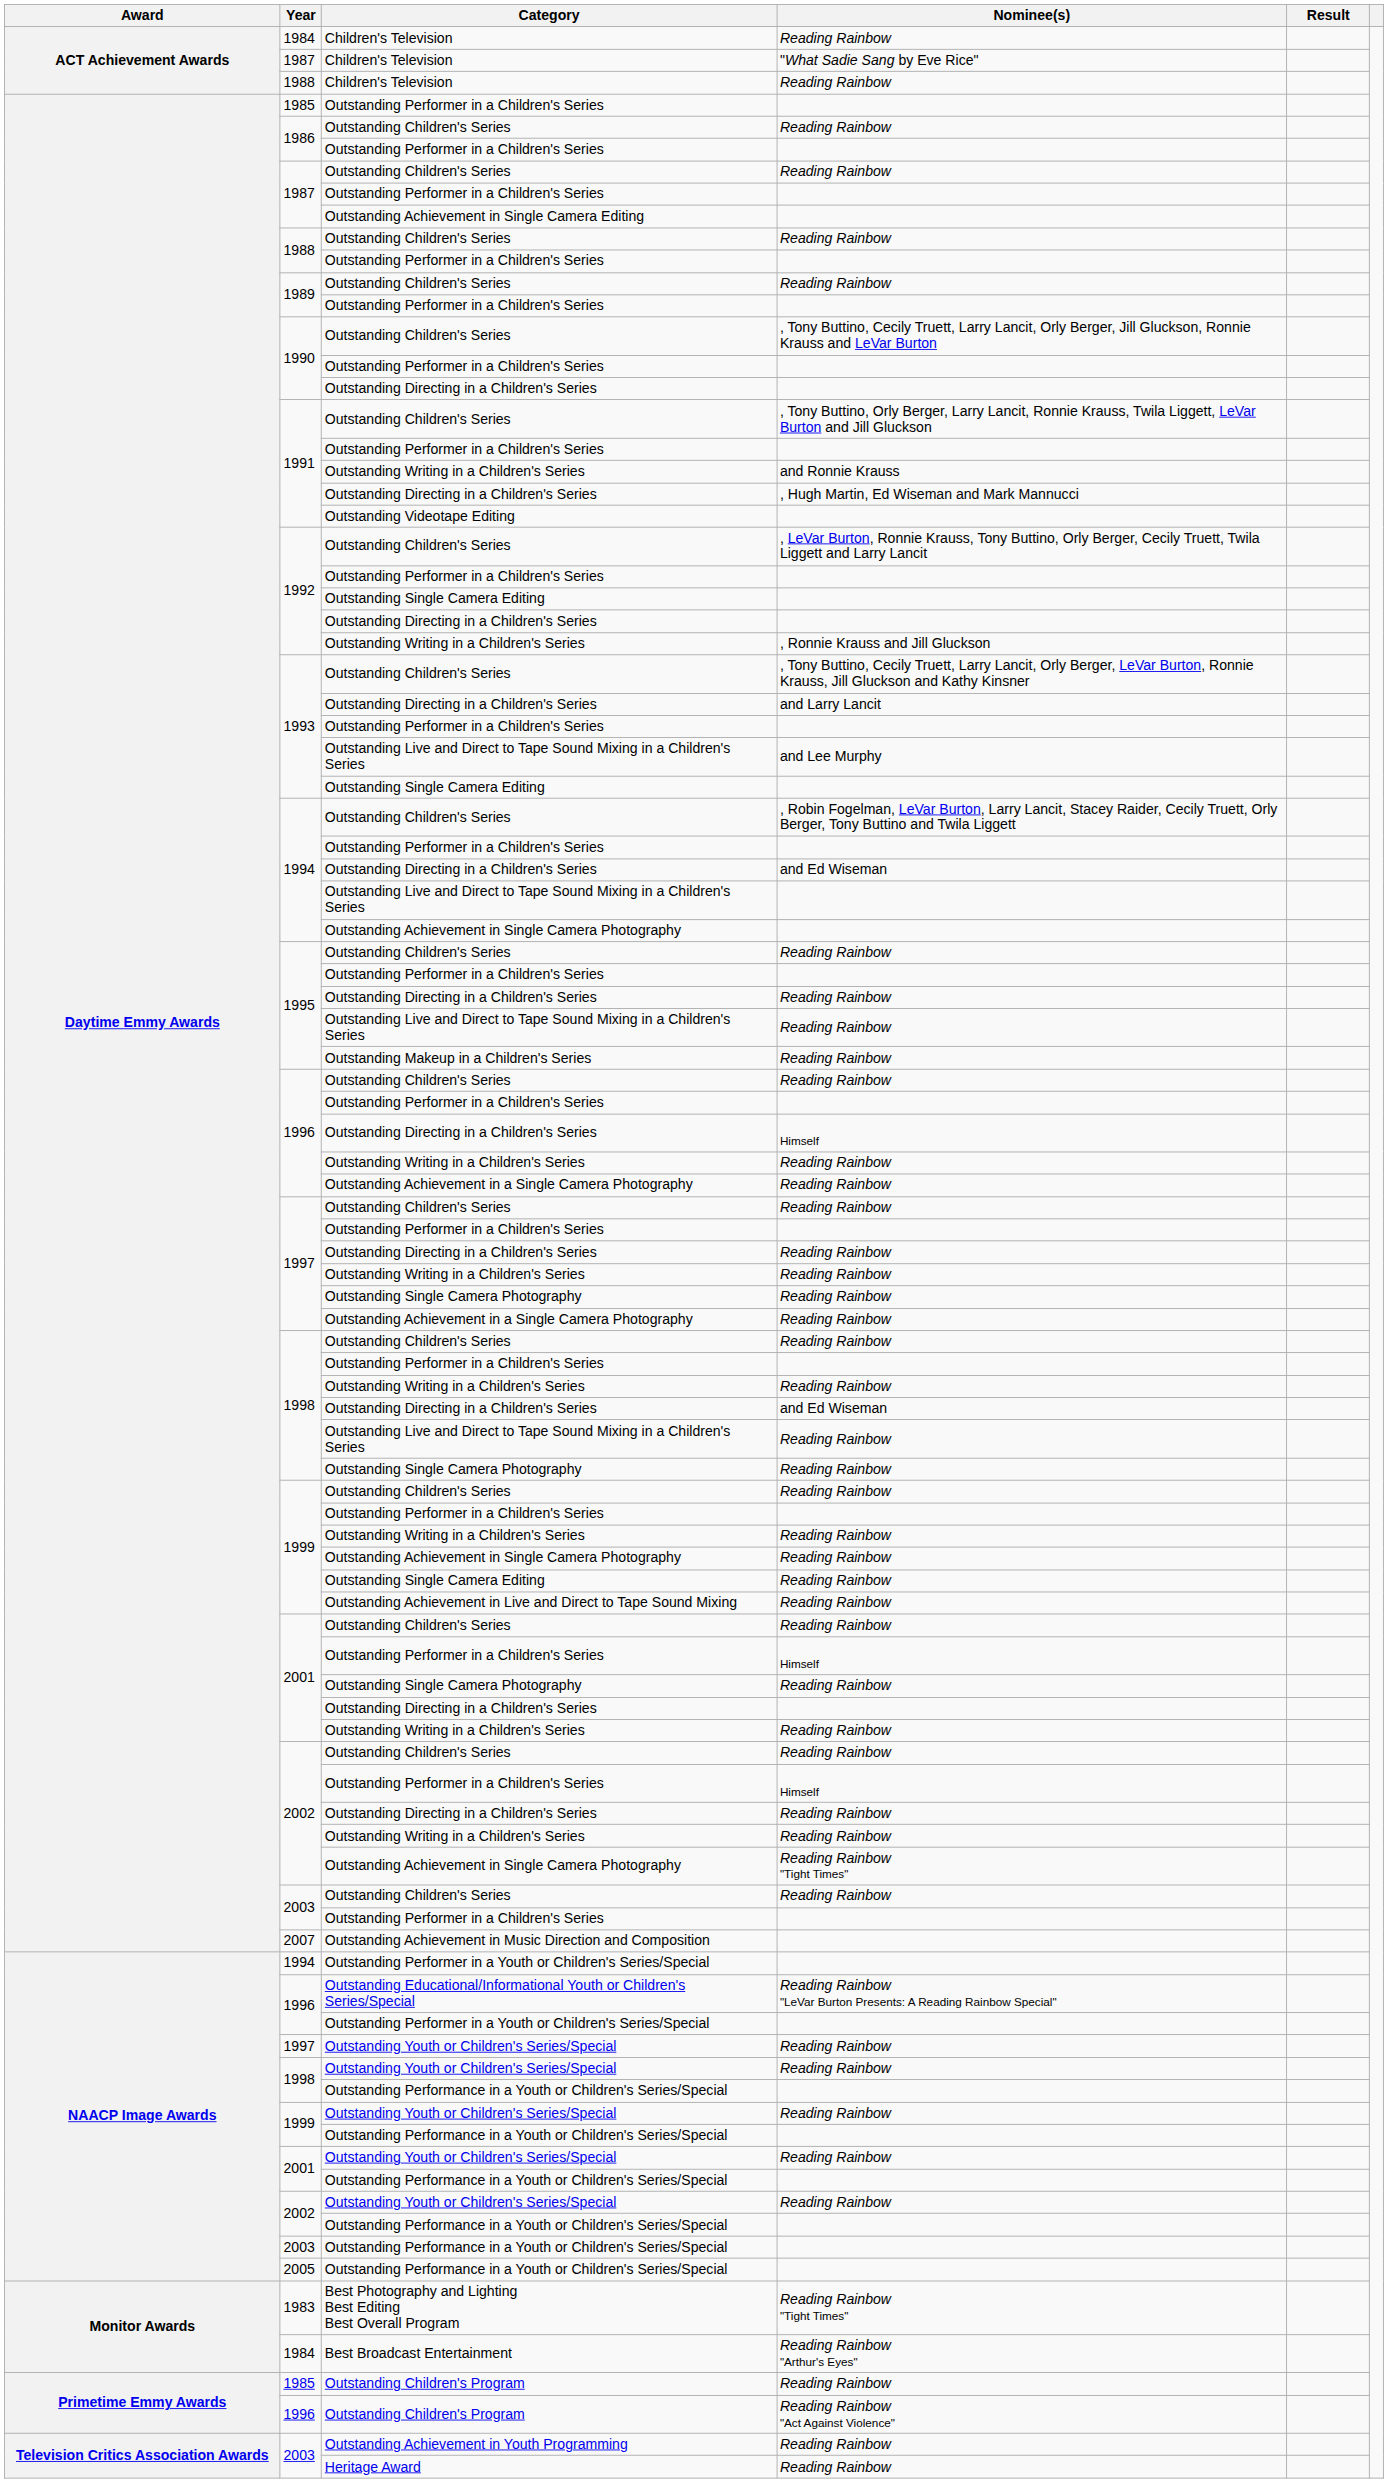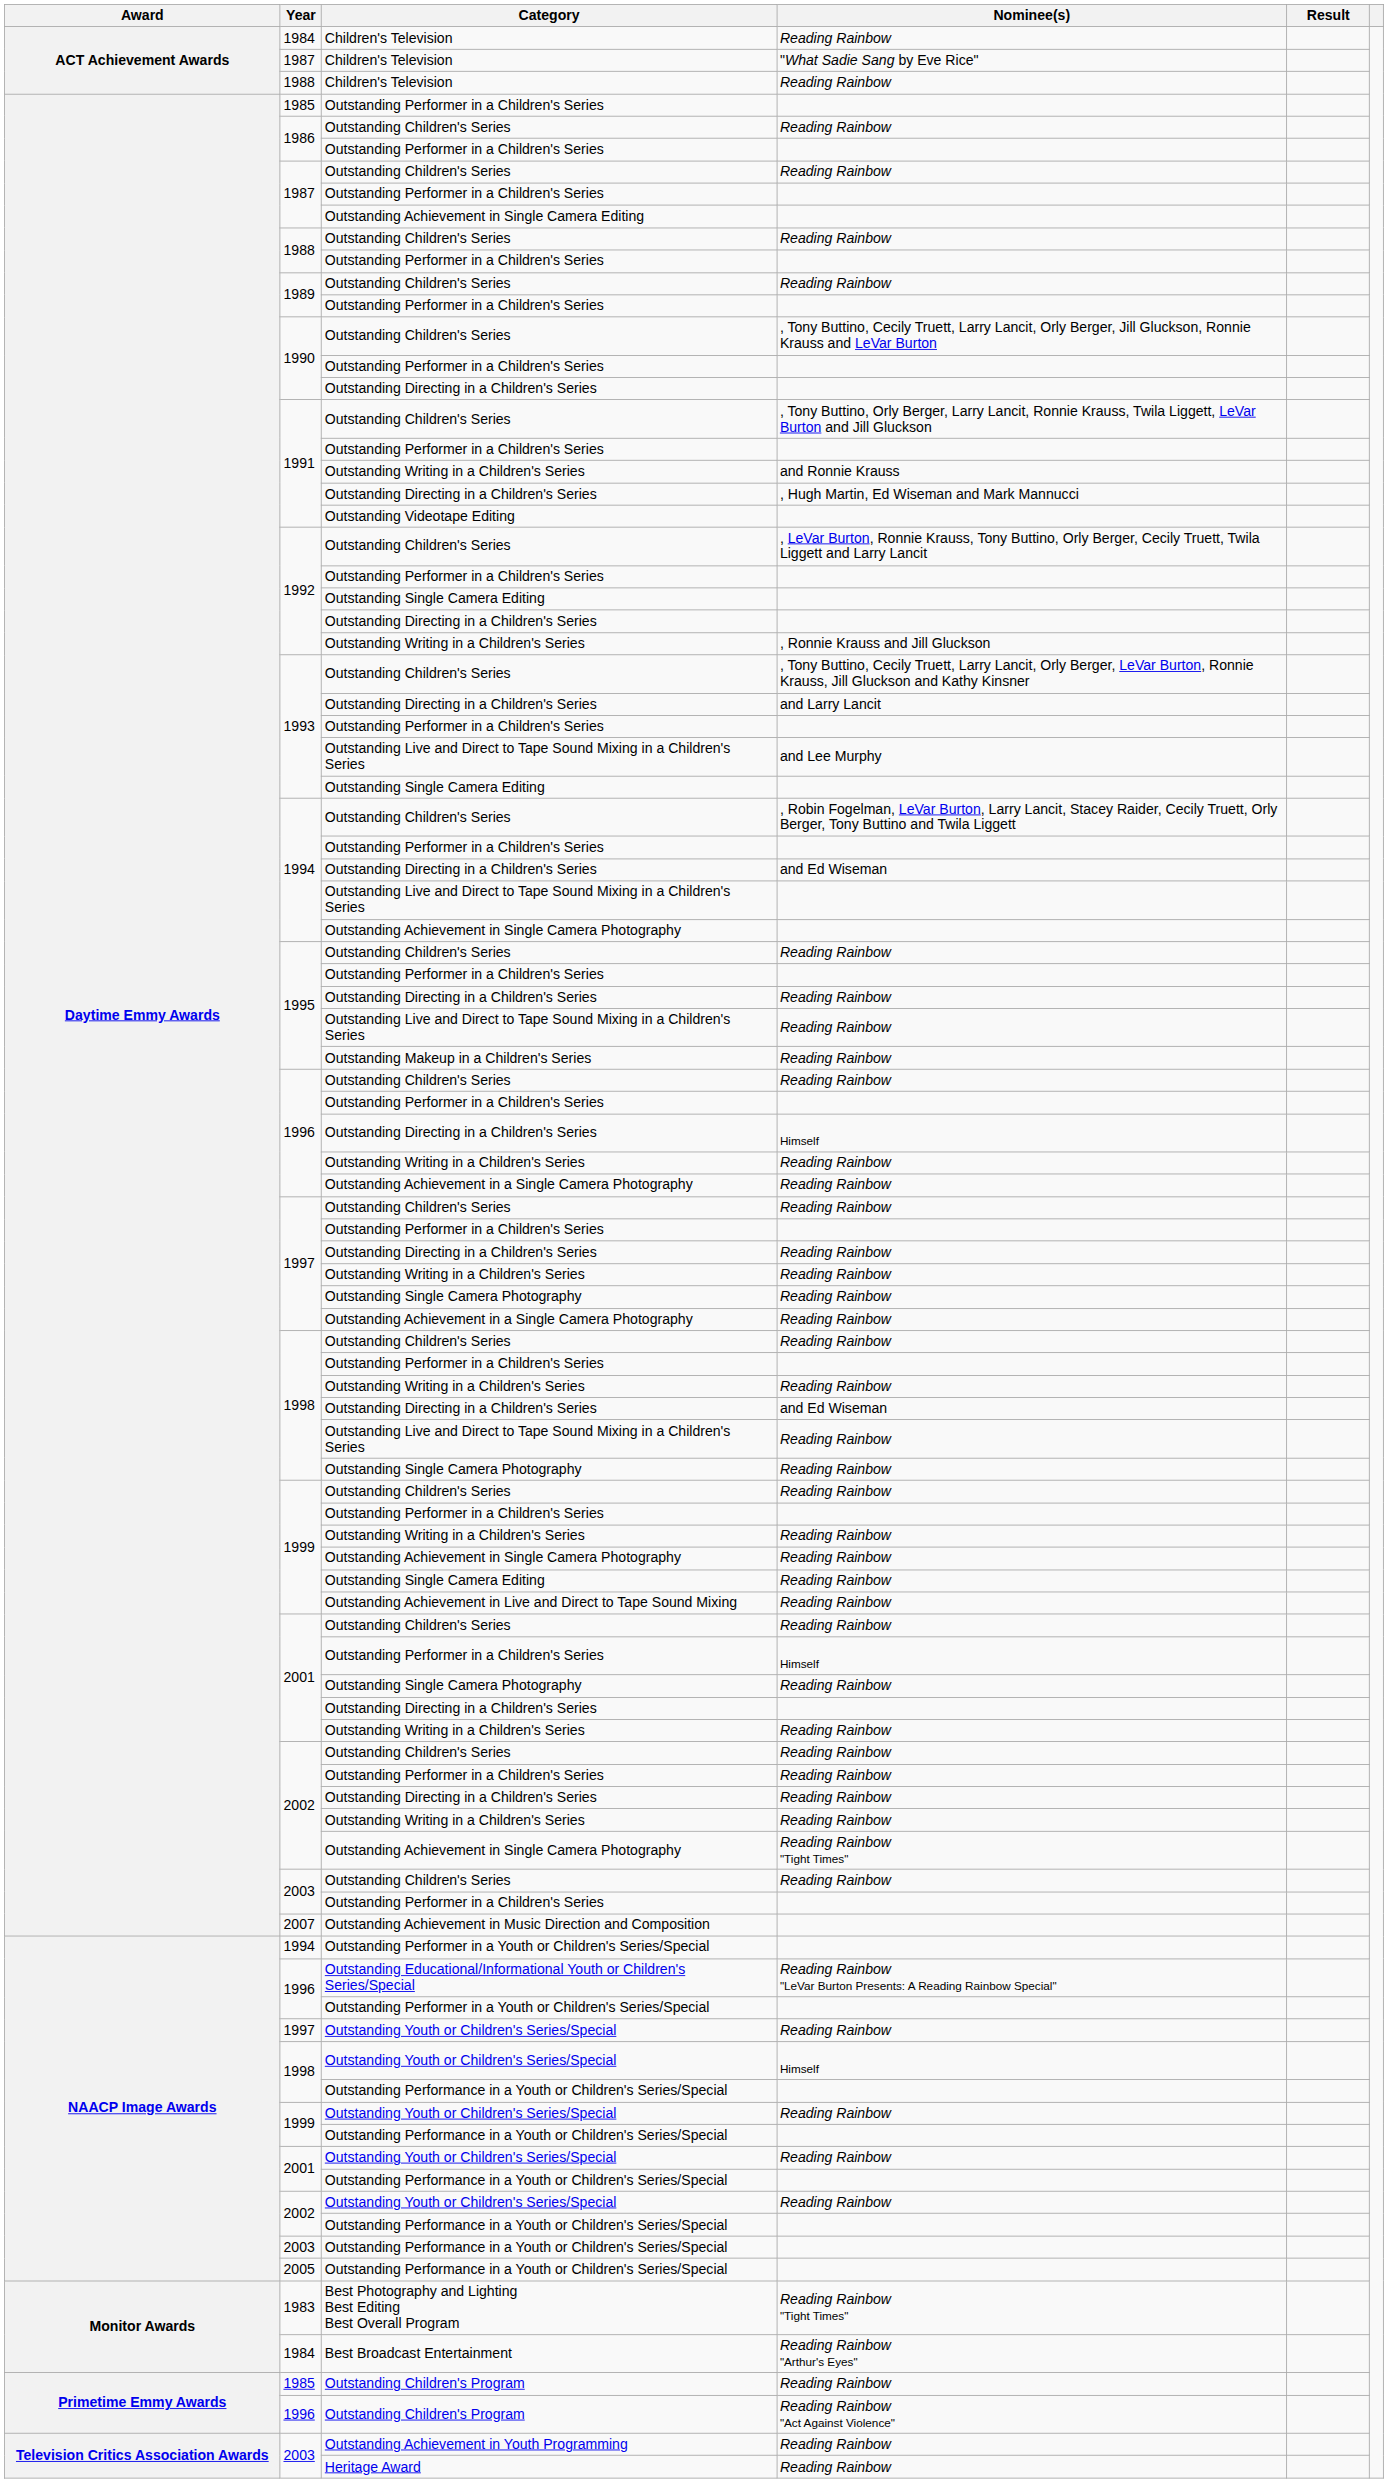(799, 1792) Himself -> (835, 1775) Reading Rainbow
(835, 2068) Reading Rainbow -> (799, 2069) Himself
